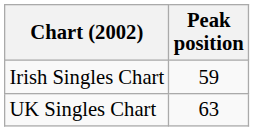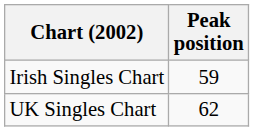(209, 109) 63 -> (209, 109) 62
